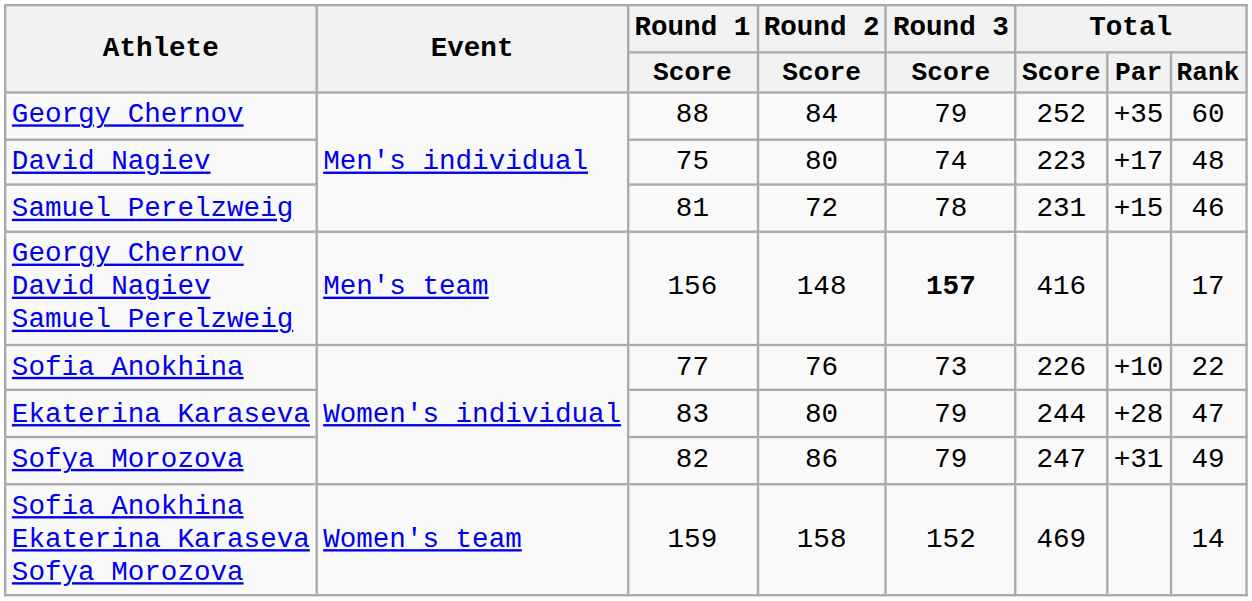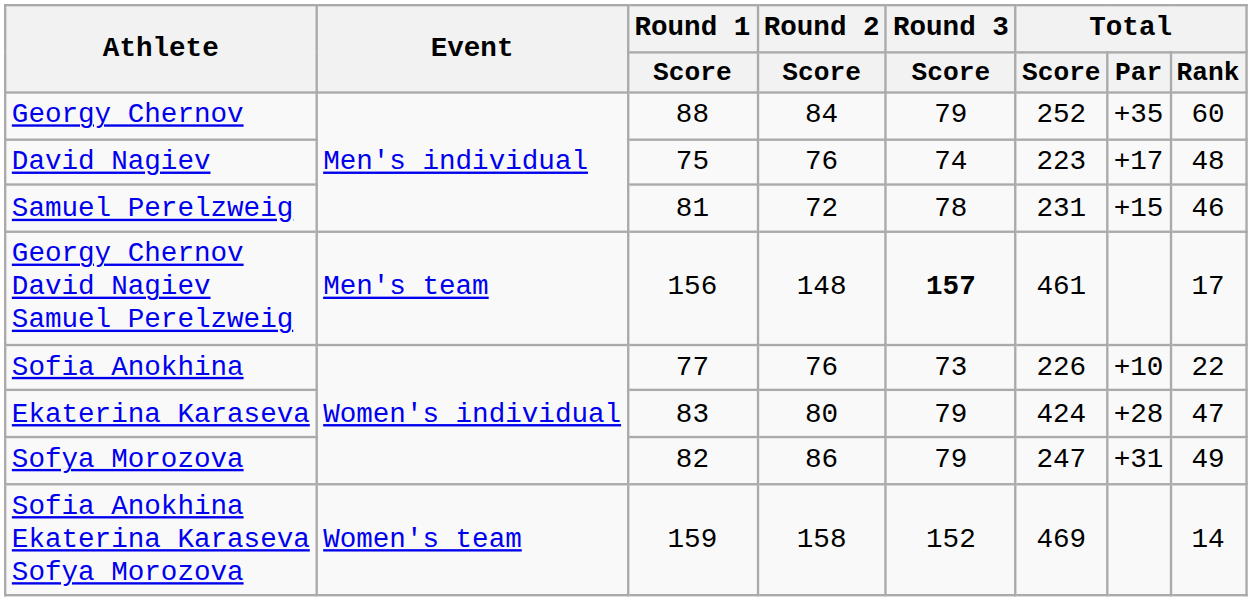(822, 162) 80 -> (822, 162) 76
(1061, 288) 416 -> (1061, 288) 461
(1061, 414) 244 -> (1061, 414) 424
